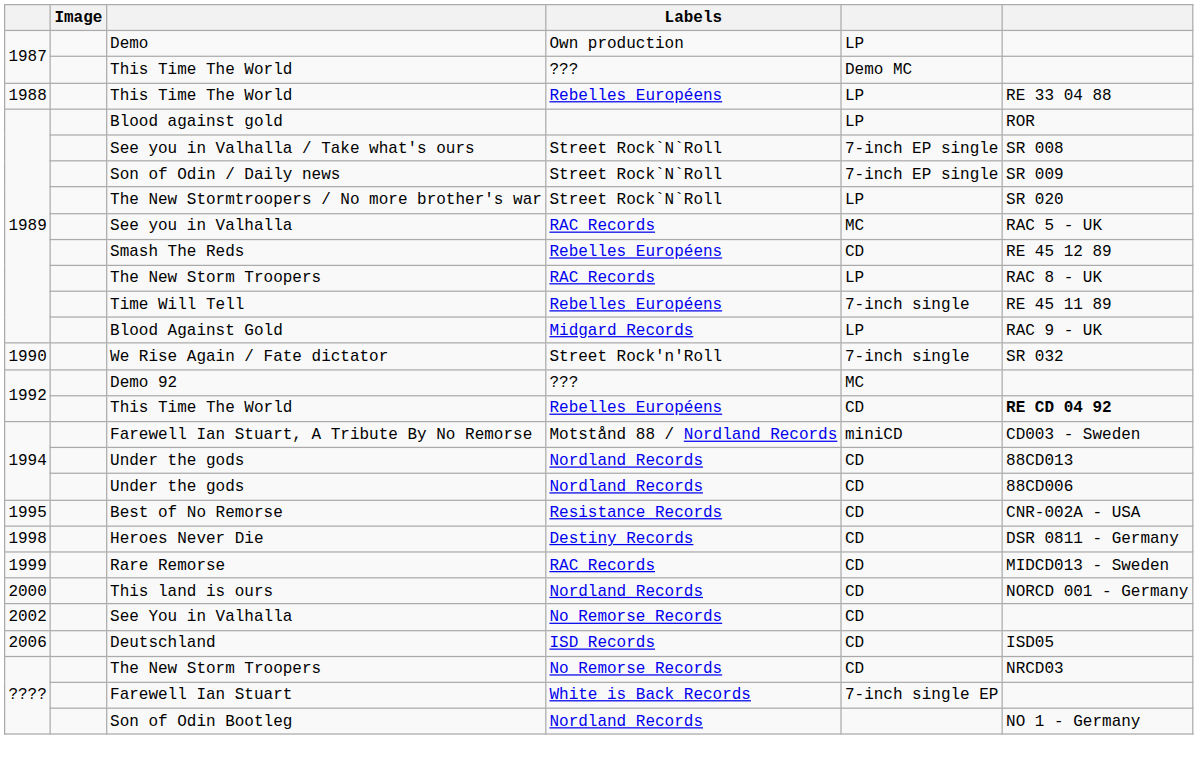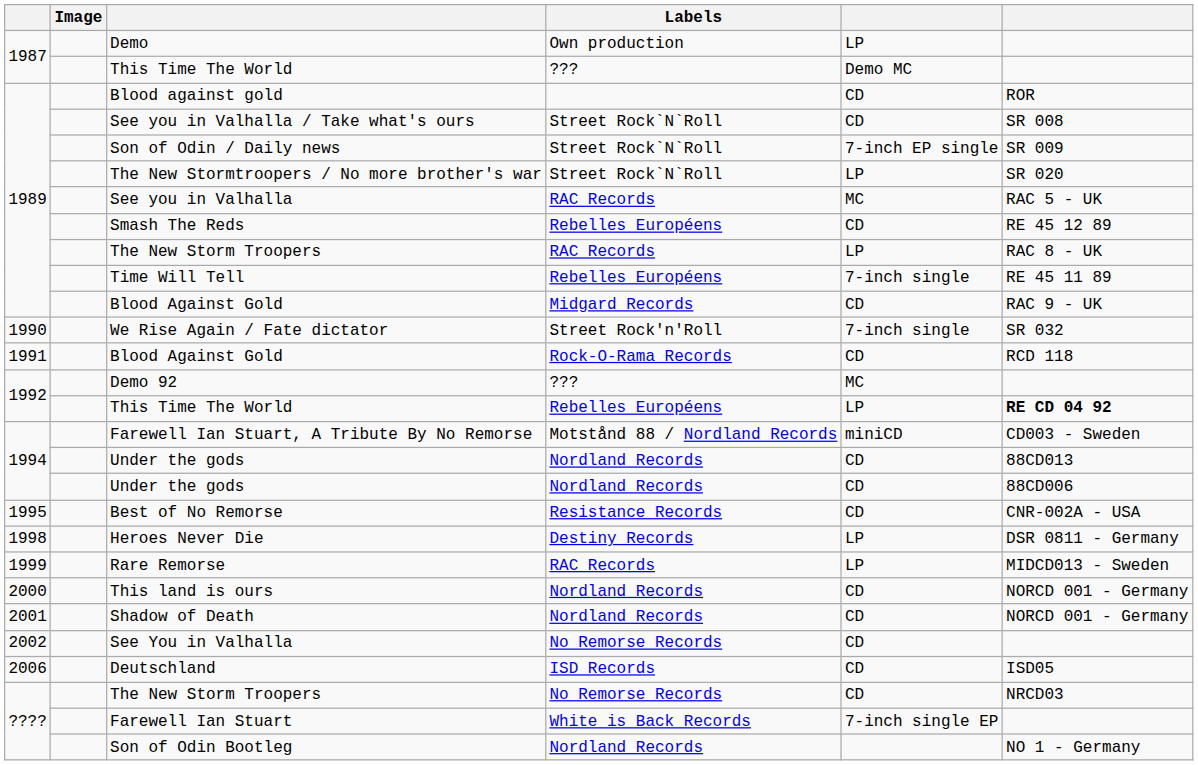- row: (28, 96)
(855, 122) LP -> (855, 96) CD
(922, 148) 7-inch EP single -> (855, 122) CD
(855, 330) LP -> (855, 304) CD
+ row: (28, 356)
(855, 409) CD -> (855, 409) LP
(855, 539) CD -> (855, 539) LP
(855, 565) CD -> (855, 565) LP
+ row: (28, 617)
